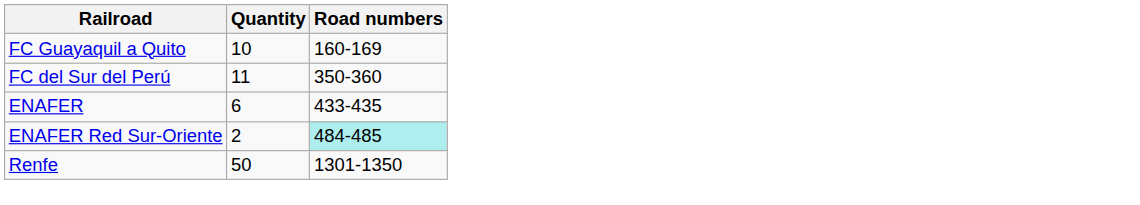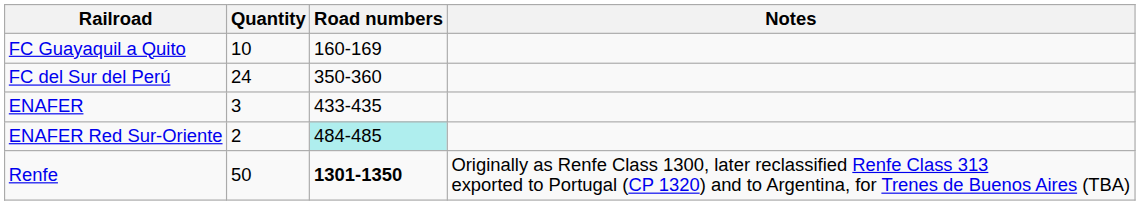+ column: (791, 19)
(241, 77) 11 -> (241, 77) 24
(236, 106) 6 -> (236, 106) 3
(358, 164) normal -> (358, 175) bold
